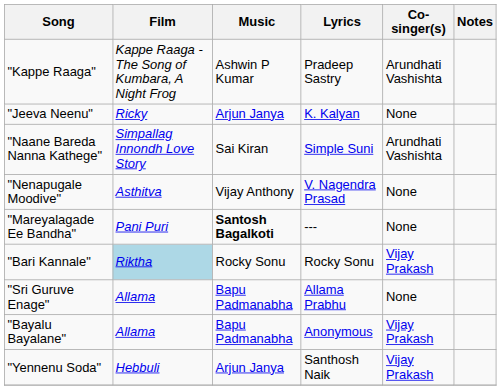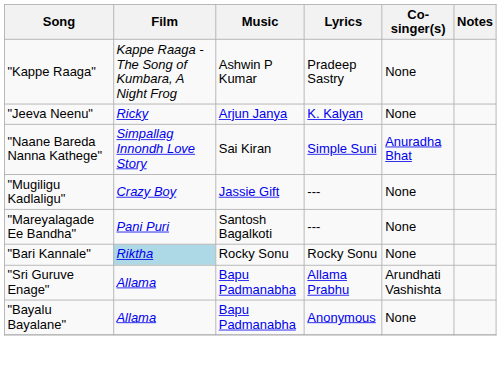(414, 71) Arundhati Vashishta -> (401, 71) None
(414, 149) Arundhati Vashishta -> (413, 149) Anuradha Bhat
+ row: (36, 191)
- row: (45, 191)
(245, 226) bold -> (245, 226) normal
(410, 262) Vijay Prakash -> (401, 254) None
(401, 297) None -> (413, 282) Arundhati Vashishta
(410, 332) Vijay Prakash -> (401, 317) None
- row: (54, 367)
